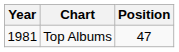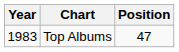(22, 36) 1981 -> (22, 36) 1983
